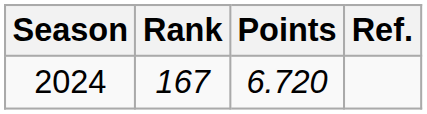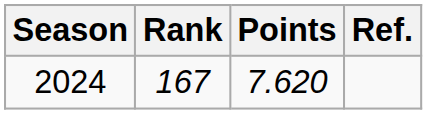(287, 81) 6.720 -> (287, 81) 7.620
